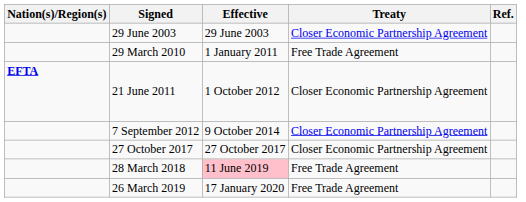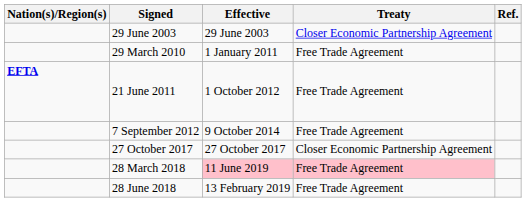(389, 91) Closer Economic Partnership Agreement -> (349, 91) Free Trade Agreement
(389, 130) Closer Economic Partnership Agreement -> (349, 130) Free Trade Agreement
(345, 168) no background -> (349, 168) pink background
+ row: (144, 187)
- row: (149, 187)
